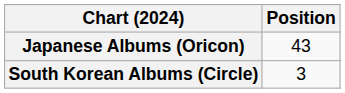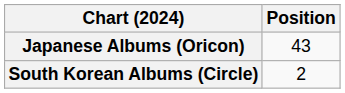(301, 74) 3 -> (301, 74) 2
